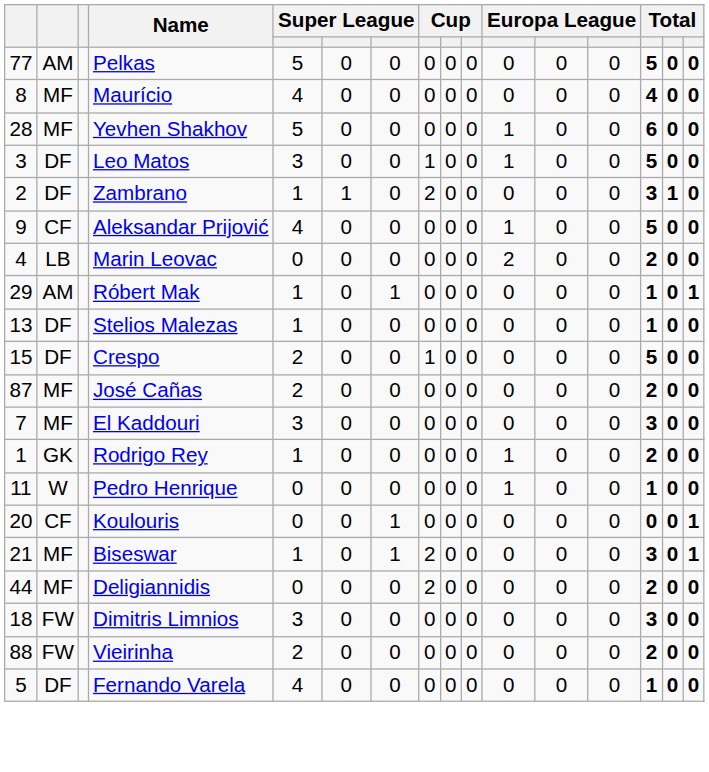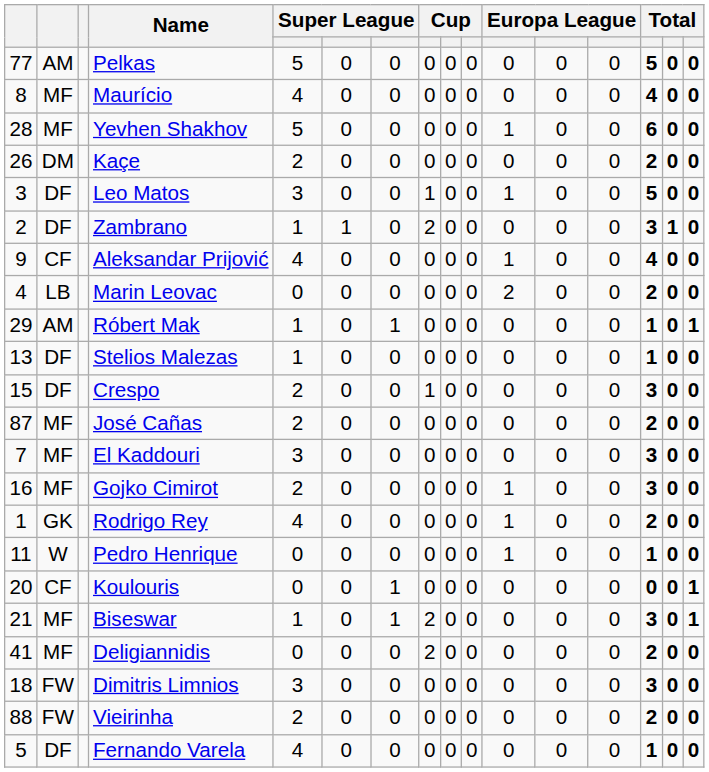+ row: (117, 161)
(651, 226) 5 -> (651, 259) 4
(651, 357) 5 -> (651, 390) 3
+ row: (156, 488)
(298, 455) 1 -> (298, 521) 4
(21, 586) 44 -> (21, 652) 41
